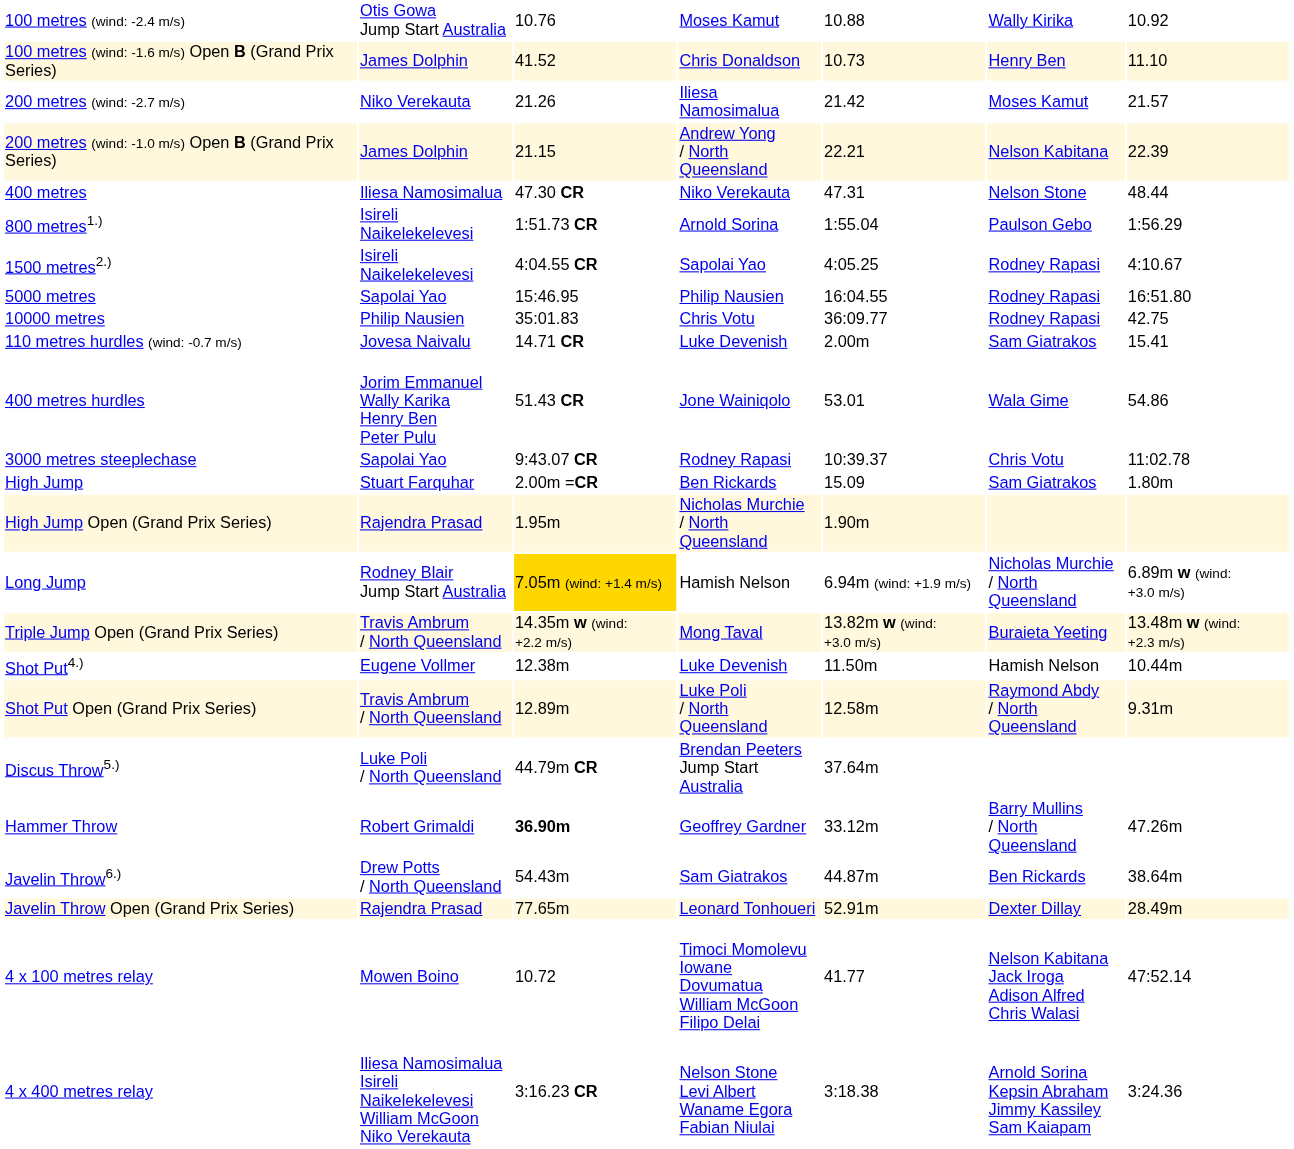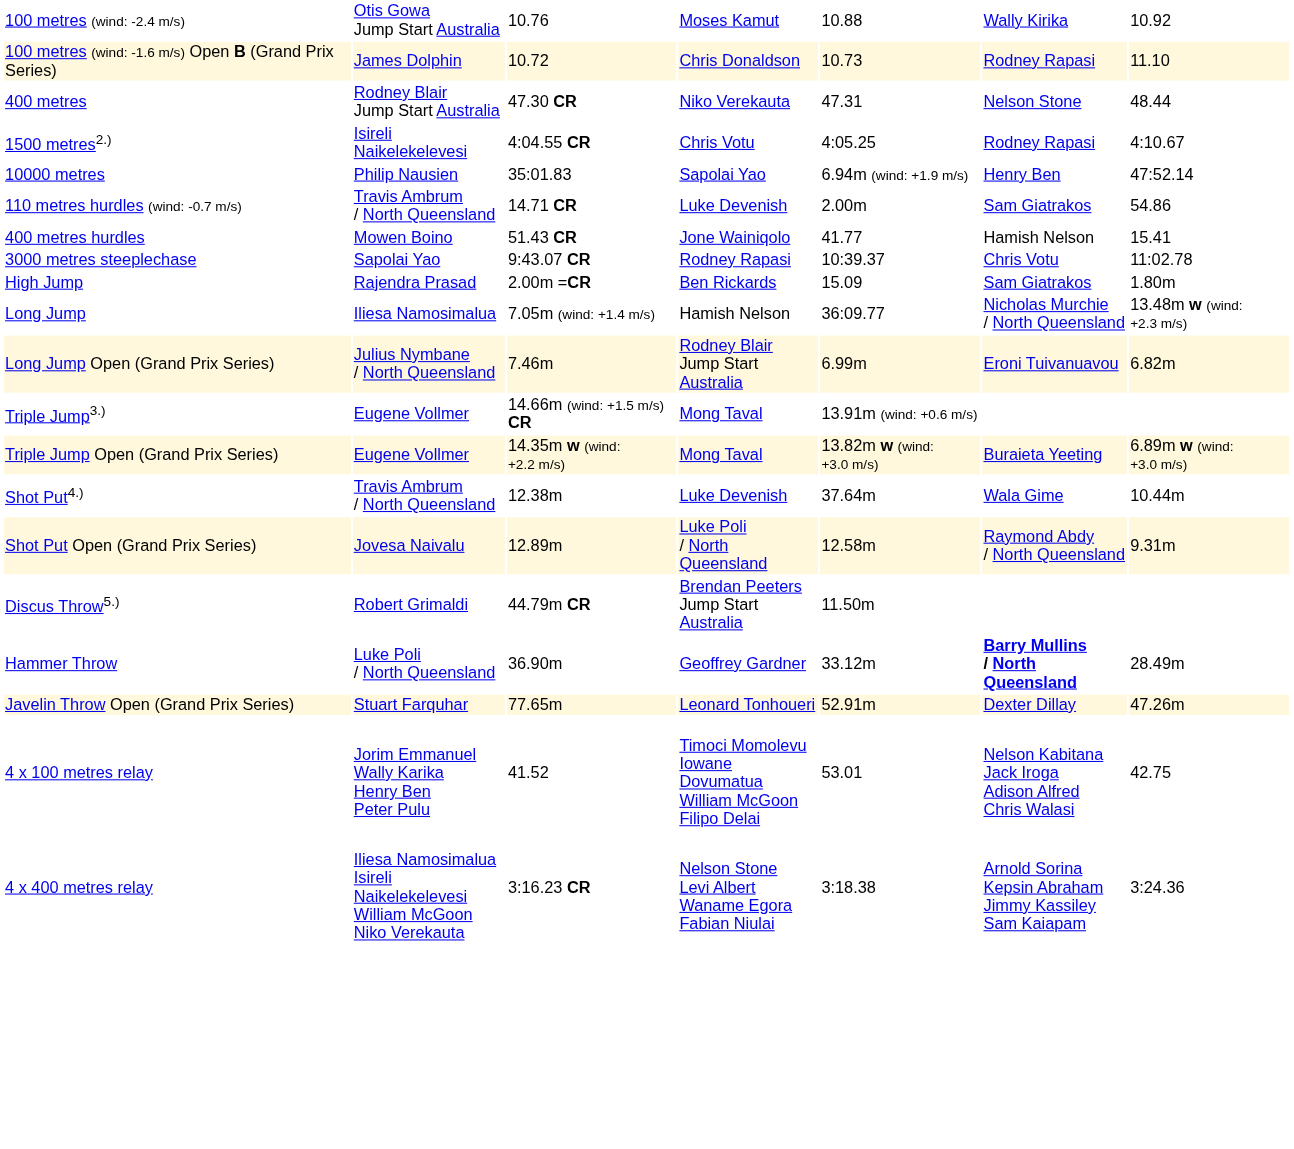(535, 61) 41.52 -> (528, 61) 10.72
(1027, 61) Henry Ben -> (1039, 61) Rodney Rapasi
- row: (95, 102)
- row: (169, 151)
(431, 192) Iliesa Namosimalua -> (427, 102) Rodney Blair Jump Start Australia
- row: (54, 224)
(723, 265) Sapolai Yao -> (717, 142) Chris Votu
- row: (50, 296)
(717, 319) Chris Votu -> (723, 174) Sapolai Yao
(856, 319) 36:09.77 -> (895, 174) 6.94m (wind: +1.9 m/s)
(1044, 319) Rodney Rapasi -> (1022, 174) Henry Ben
(1148, 319) 42.75 -> (1162, 174) 47:52.14
(415, 341) Jovesa Naivalu -> (425, 206) Travis Ambrum / North Queensland
(1148, 341) 15.41 -> (1151, 206) 54.86
(421, 410) Jorim Emmanuel Wally Karika Henry Ben Peter Pulu -> (403, 237) Mowen Boino
(845, 400) 53.01 -> (842, 237) 41.77
(1029, 400) Wala Gime -> (1039, 237) Hamish Nelson
(1148, 400) 54.86 -> (1151, 237) 15.41
(417, 482) Stuart Farquhar -> (415, 282) Rajendra Prasad
- row: (138, 523)
(433, 582) Rodney Blair Jump Start Australia -> (425, 314) Iliesa Namosimalua
(589, 582) gold background -> (581, 314) no background
(898, 582) 6.94m (wind: +1.9 m/s) -> (853, 314) 36:09.77
(1180, 582) 6.89m w (wind: +3.0 m/s) -> (1186, 314) 13.48m w (wind: +2.3 m/s)
+ row: (140, 364)
+ row: (55, 414)
(431, 632) Travis Ambrum / North Queensland -> (411, 454) Eugene Vollmer
(1184, 632) 13.48m w (wind: +2.3 m/s) -> (1182, 454) 6.89m w (wind: +3.0 m/s)
(418, 666) Eugene Vollmer -> (425, 495) Travis Ambrum / North Queensland
(851, 666) 11.50m -> (849, 495) 37.64m
(1044, 666) Hamish Nelson -> (1024, 495) Wala Gime
(431, 709) Travis Ambrum / North Queensland -> (409, 545) Jovesa Naivalu
(431, 768) Luke Poli / North Queensland -> (411, 604) Robert Grimaldi
(851, 768) 37.64m -> (848, 604) 11.50m
(417, 827) Robert Grimaldi -> (425, 664) Luke Poli / North Queensland
(543, 827) bold -> (535, 664) normal
(1036, 827) normal -> (1035, 664) bold
(1155, 827) 47.26m -> (1157, 664) 28.49m
- row: (63, 877)
(421, 909) Rajendra Prasad -> (411, 704) Stuart Farquhar
(1155, 909) 28.49m -> (1157, 704) 47.26m
(409, 977) Mowen Boino -> (415, 782) Jorim Emmanuel Wally Karika Henry Ben Peter Pulu
(535, 977) 10.72 -> (528, 773) 41.52
(845, 977) 41.77 -> (842, 773) 53.01
(1160, 977) 47:52.14 -> (1151, 773) 42.75
